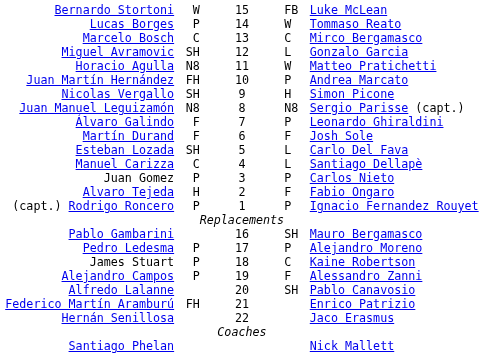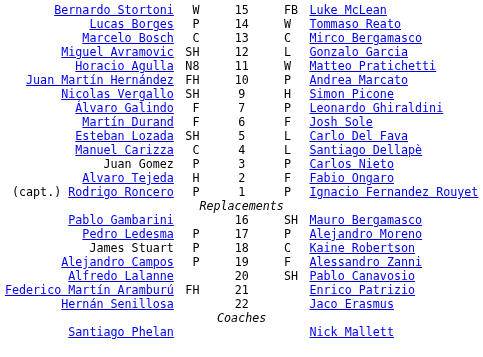- row: (97, 108)
